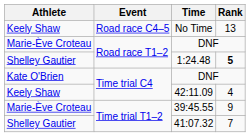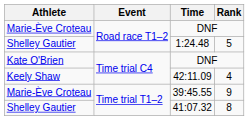- row: (33, 29)
(230, 60) bold -> (229, 45) normal
(230, 124) 7 -> (229, 108) 8
